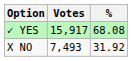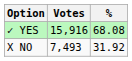(69, 30) 15,917 -> (69, 30) 15,916
